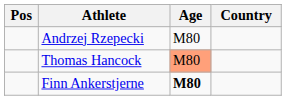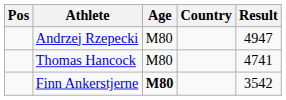+ column: (258, 15)
(187, 60) lightsalmon background -> (159, 60) no background
